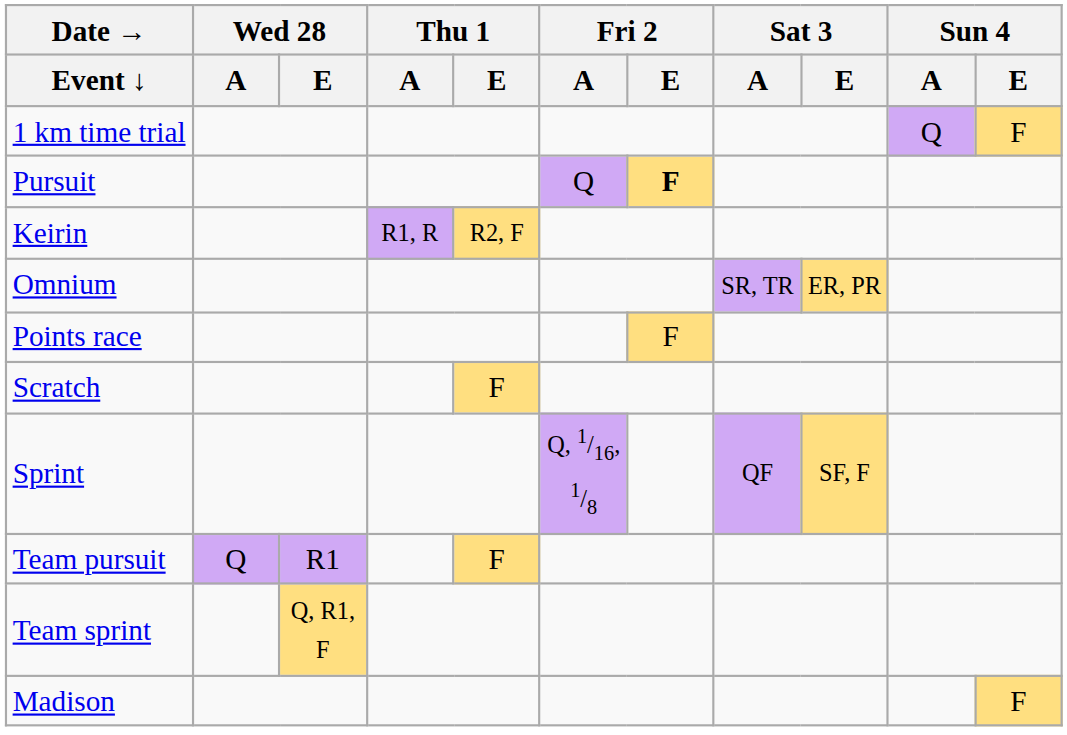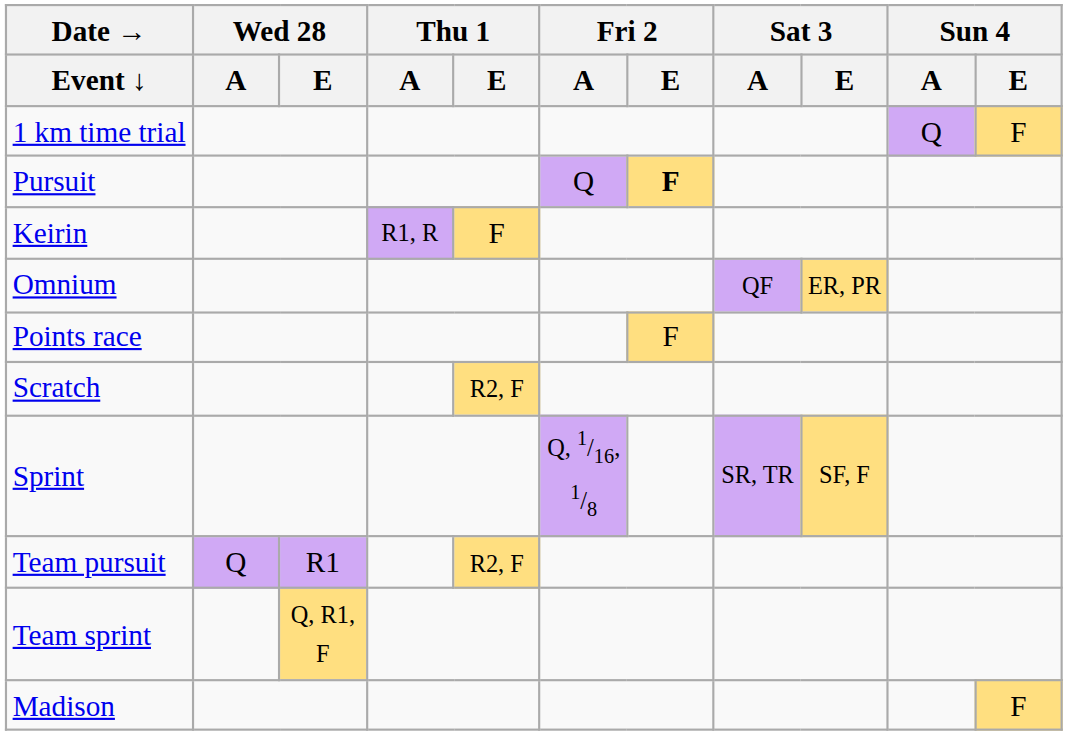(497, 233) R2, F -> (497, 233) F
(758, 285) SR, TR -> (758, 285) QF
(497, 387) F -> (497, 388) R2, F
(758, 473) QF -> (758, 475) SR, TR
(497, 559) F -> (497, 562) R2, F
